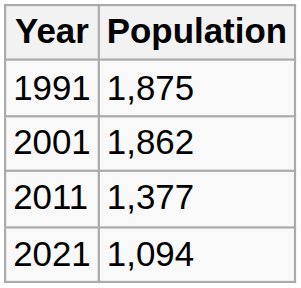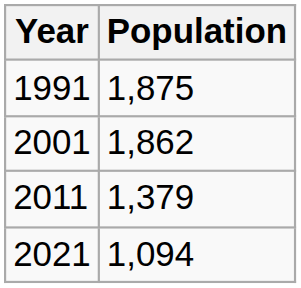(150, 198) 1,377 -> (150, 198) 1,379
